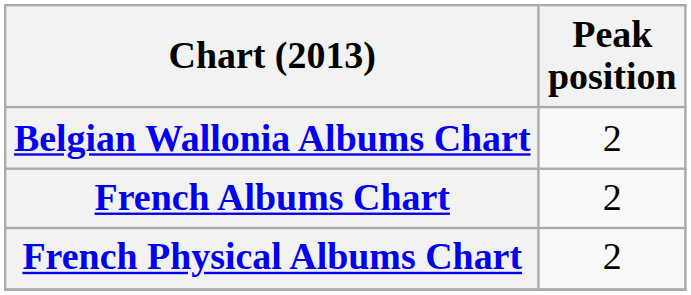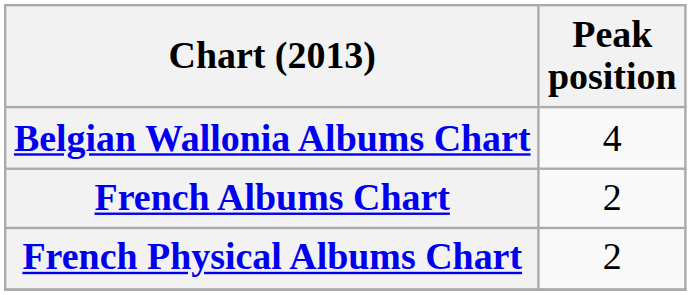(612, 137) 2 -> (612, 137) 4
